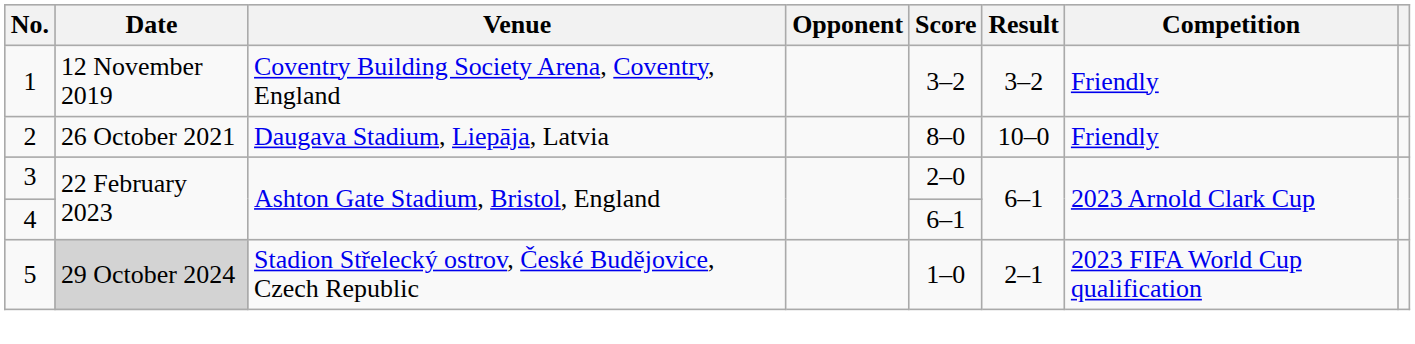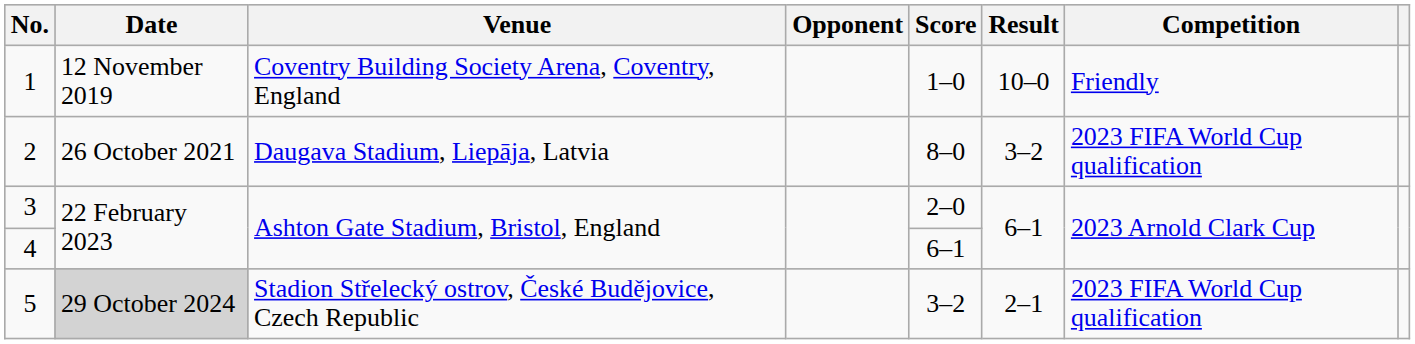(946, 80) 3–2 -> (946, 80) 1–0
(1024, 80) 3–2 -> (1024, 80) 10–0
(1024, 136) 10–0 -> (1024, 151) 3–2
(1115, 136) Friendly -> (1186, 151) 2023 FIFA World Cup qualification
(946, 274) 1–0 -> (946, 303) 3–2
